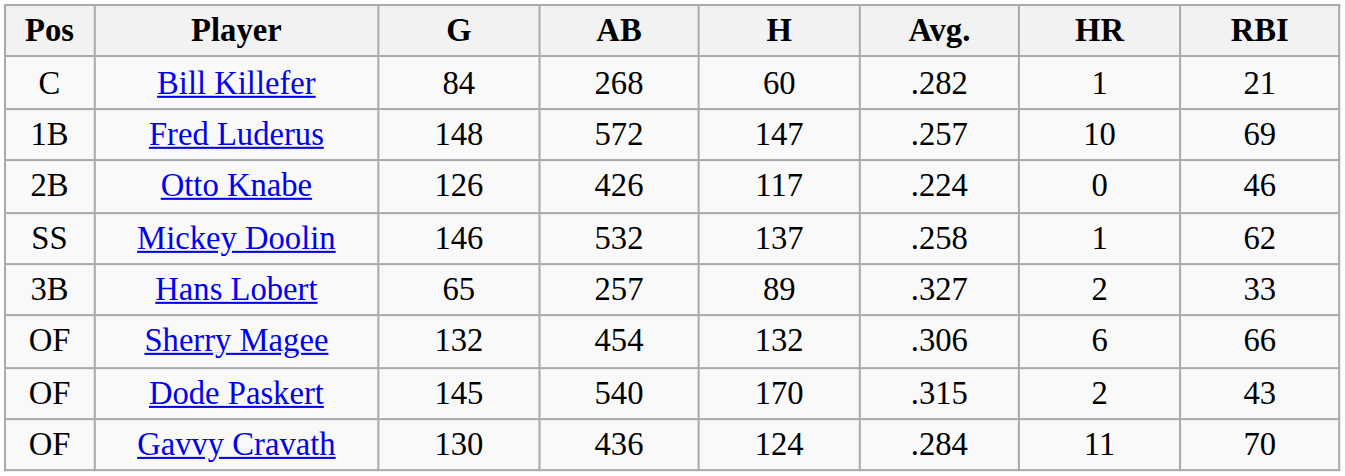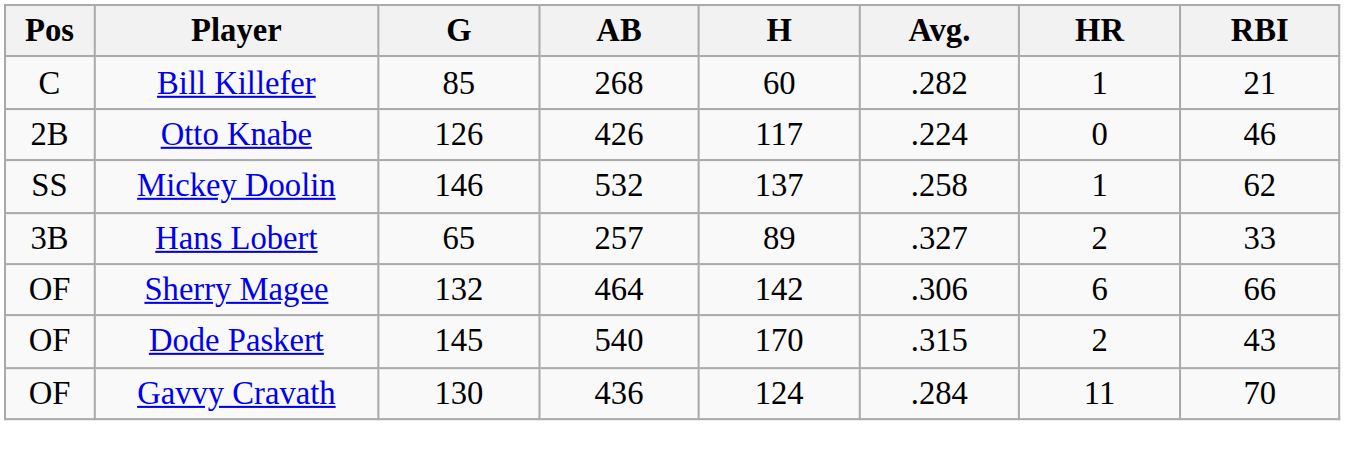(459, 82) 84 -> (459, 82) 85
- row: (236, 133)
(619, 340) 454 -> (619, 289) 464
(779, 340) 132 -> (779, 289) 142
